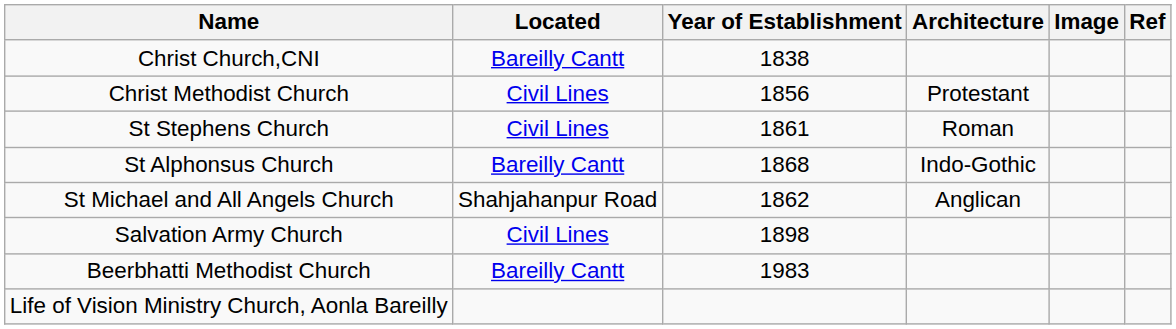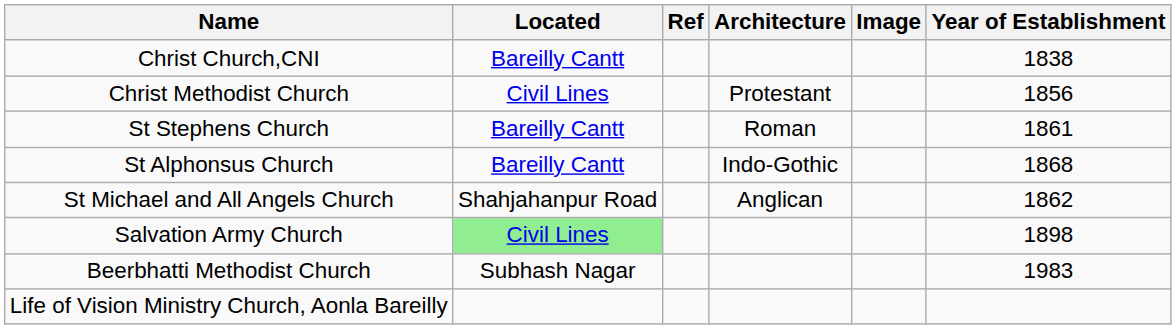columns swapped: (785, 22) <-> (1147, 22)
(558, 128) Civil Lines -> (558, 128) Bareilly Cantt
(558, 235) no background -> (558, 235) lightgreen background
(558, 270) Bareilly Cantt -> (558, 270) Subhash Nagar
